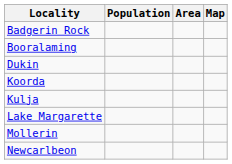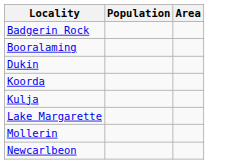- column: (215, 13)
